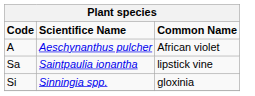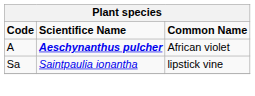(96, 47) normal -> (101, 47) bold
- row: (12, 82)
